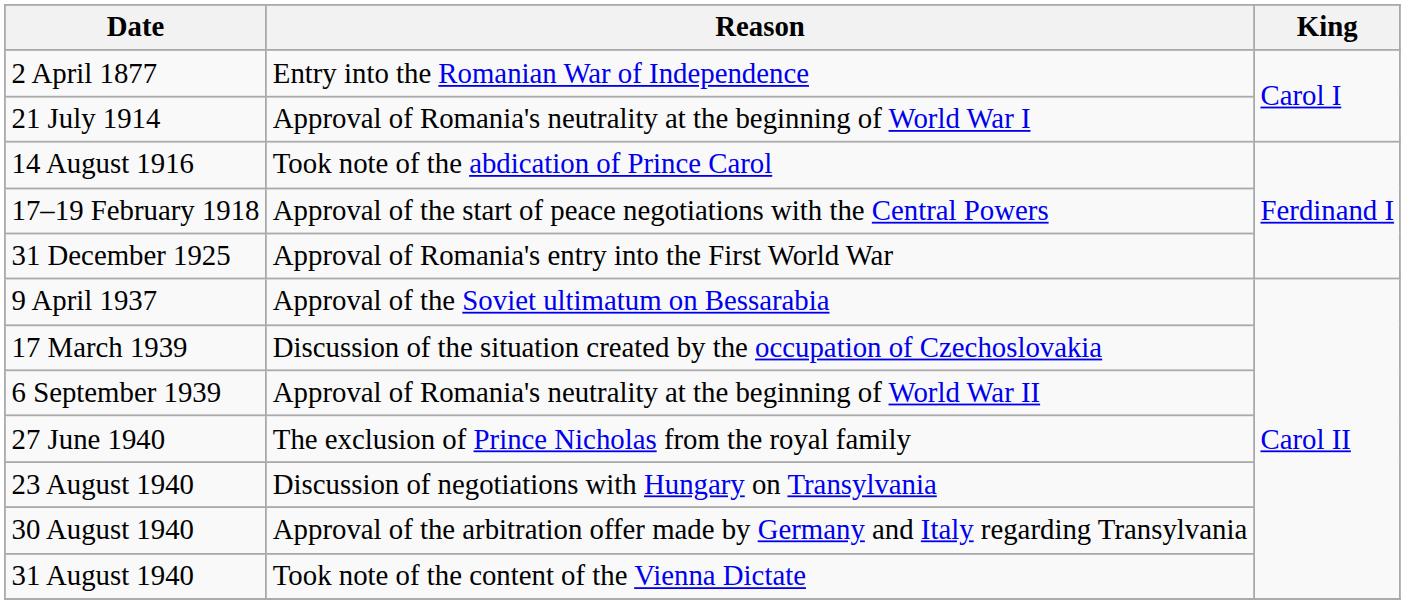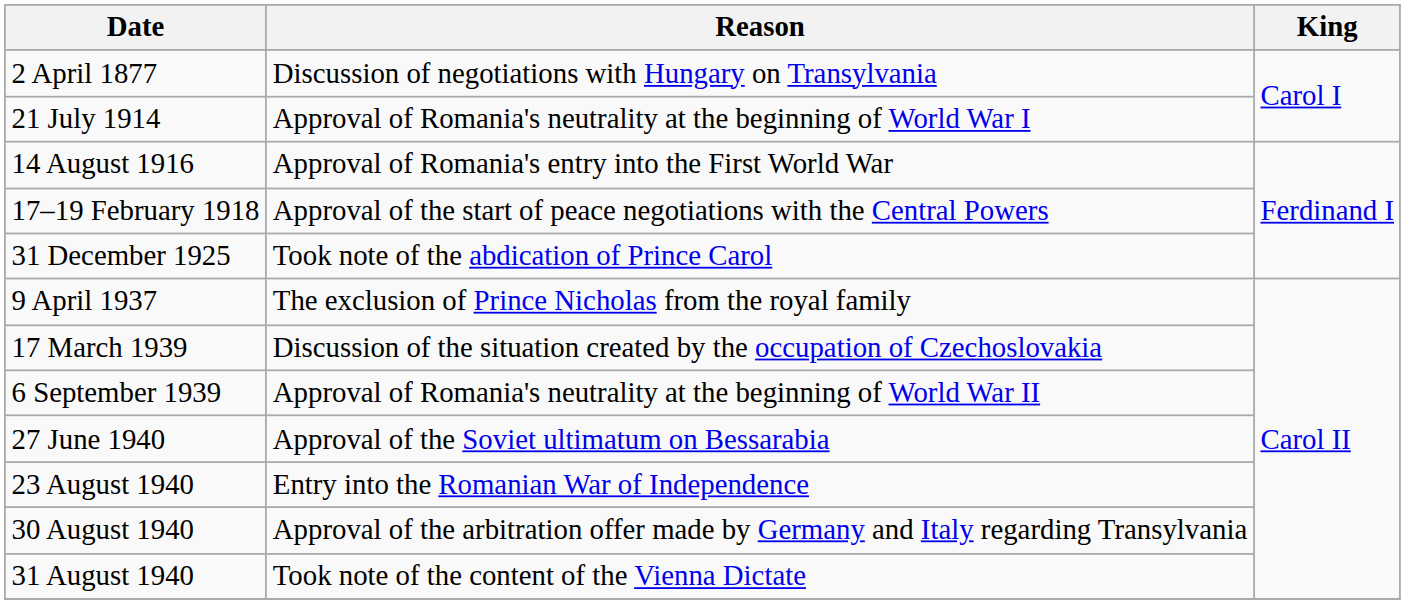(541, 73) Entry into the Romanian War of Independence -> (605, 73) Discussion of negotiations with Hungary on Transylvania
(523, 164) Took note of the abdication of Prince Carol -> (583, 164) Approval of Romania's entry into the First World War
(583, 255) Approval of Romania's entry into the First World War -> (523, 255) Took note of the abdication of Prince Carol
(551, 301) Approval of the Soviet ultimatum on Bessarabia -> (592, 301) The exclusion of Prince Nicholas from the royal family
(592, 438) The exclusion of Prince Nicholas from the royal family -> (551, 438) Approval of the Soviet ultimatum on Bessarabia
(605, 484) Discussion of negotiations with Hungary on Transylvania -> (541, 484) Entry into the Romanian War of Independence
